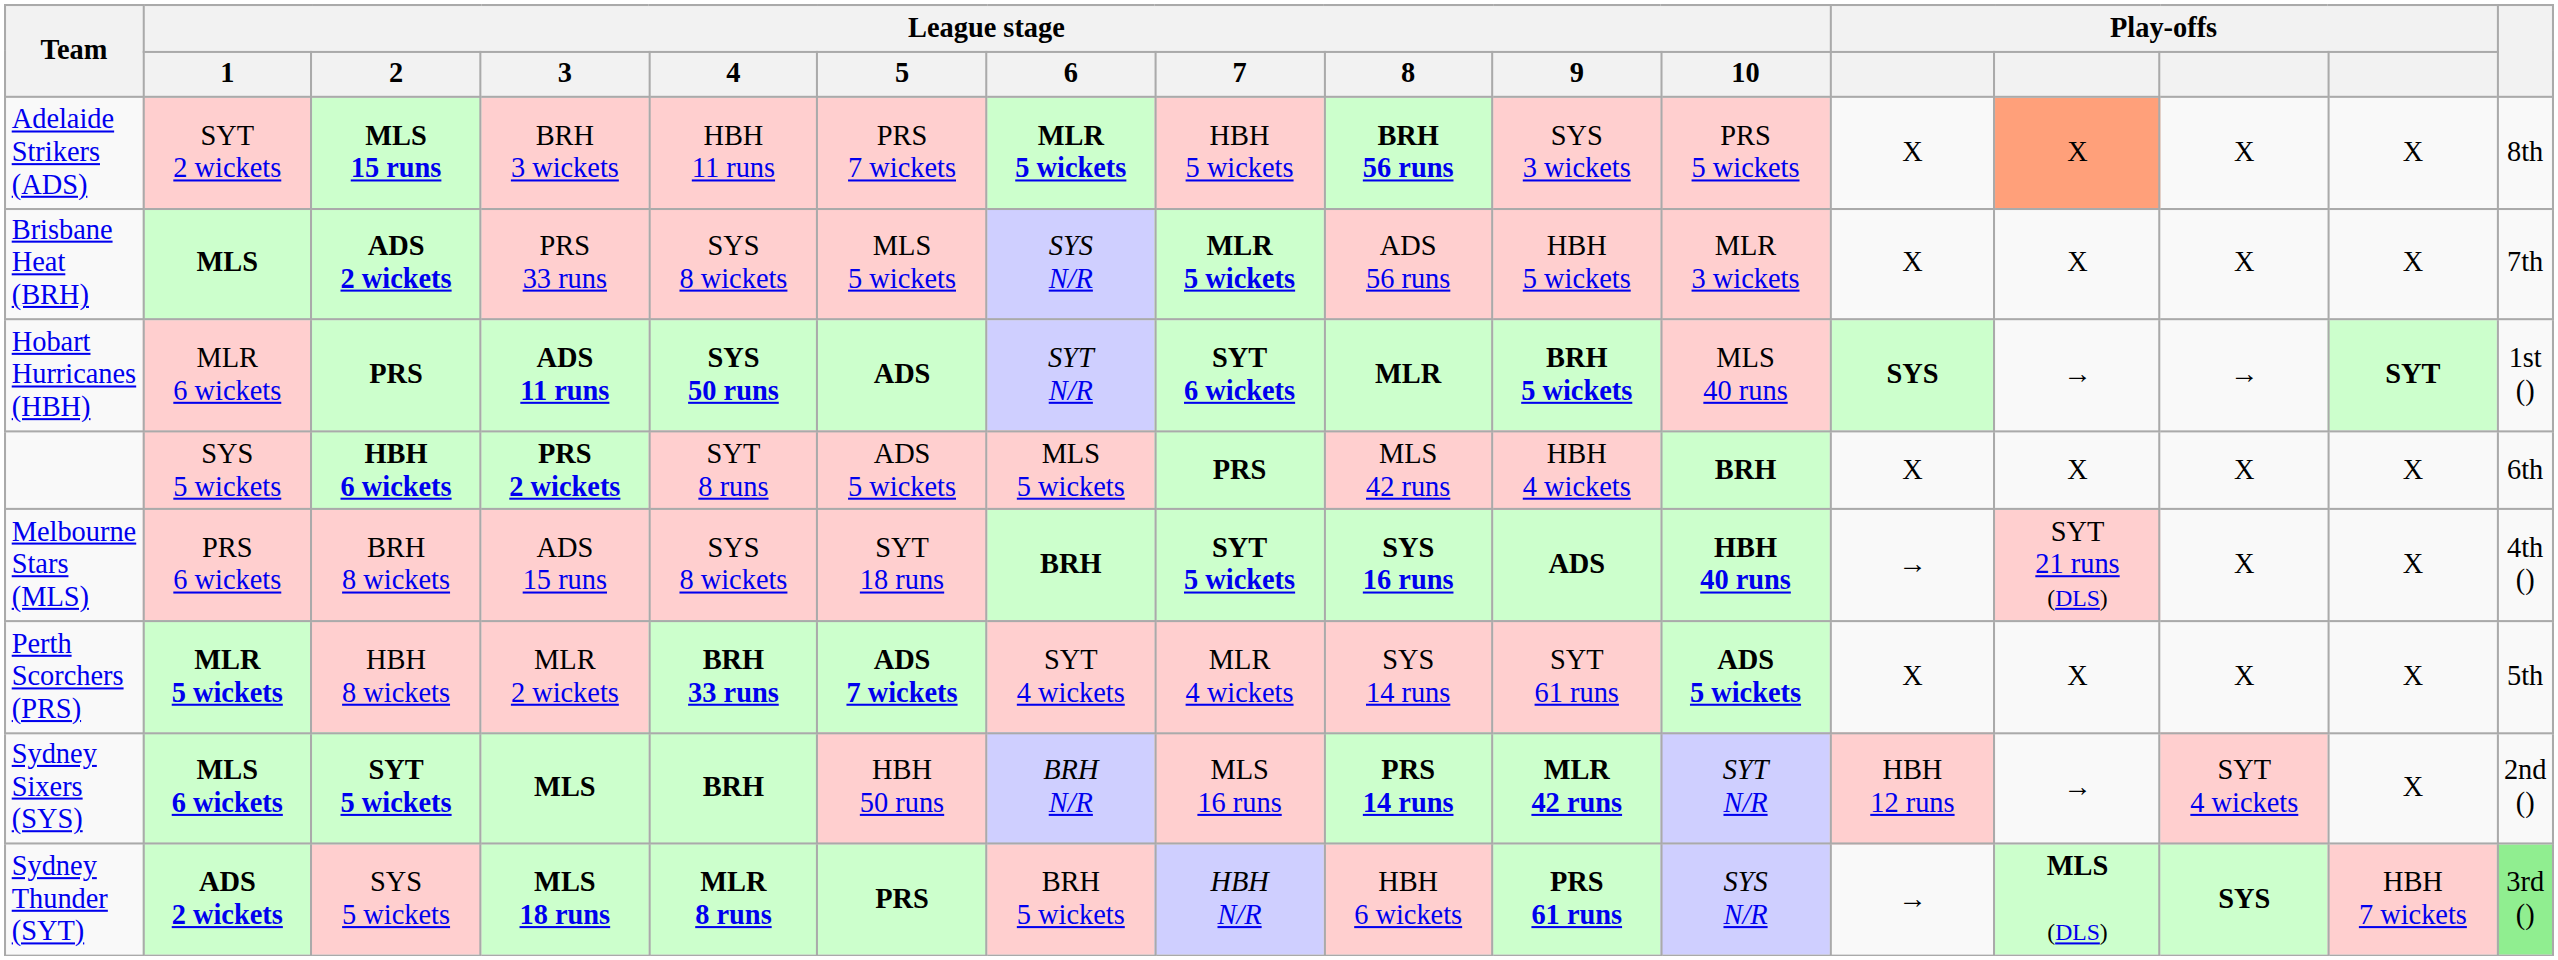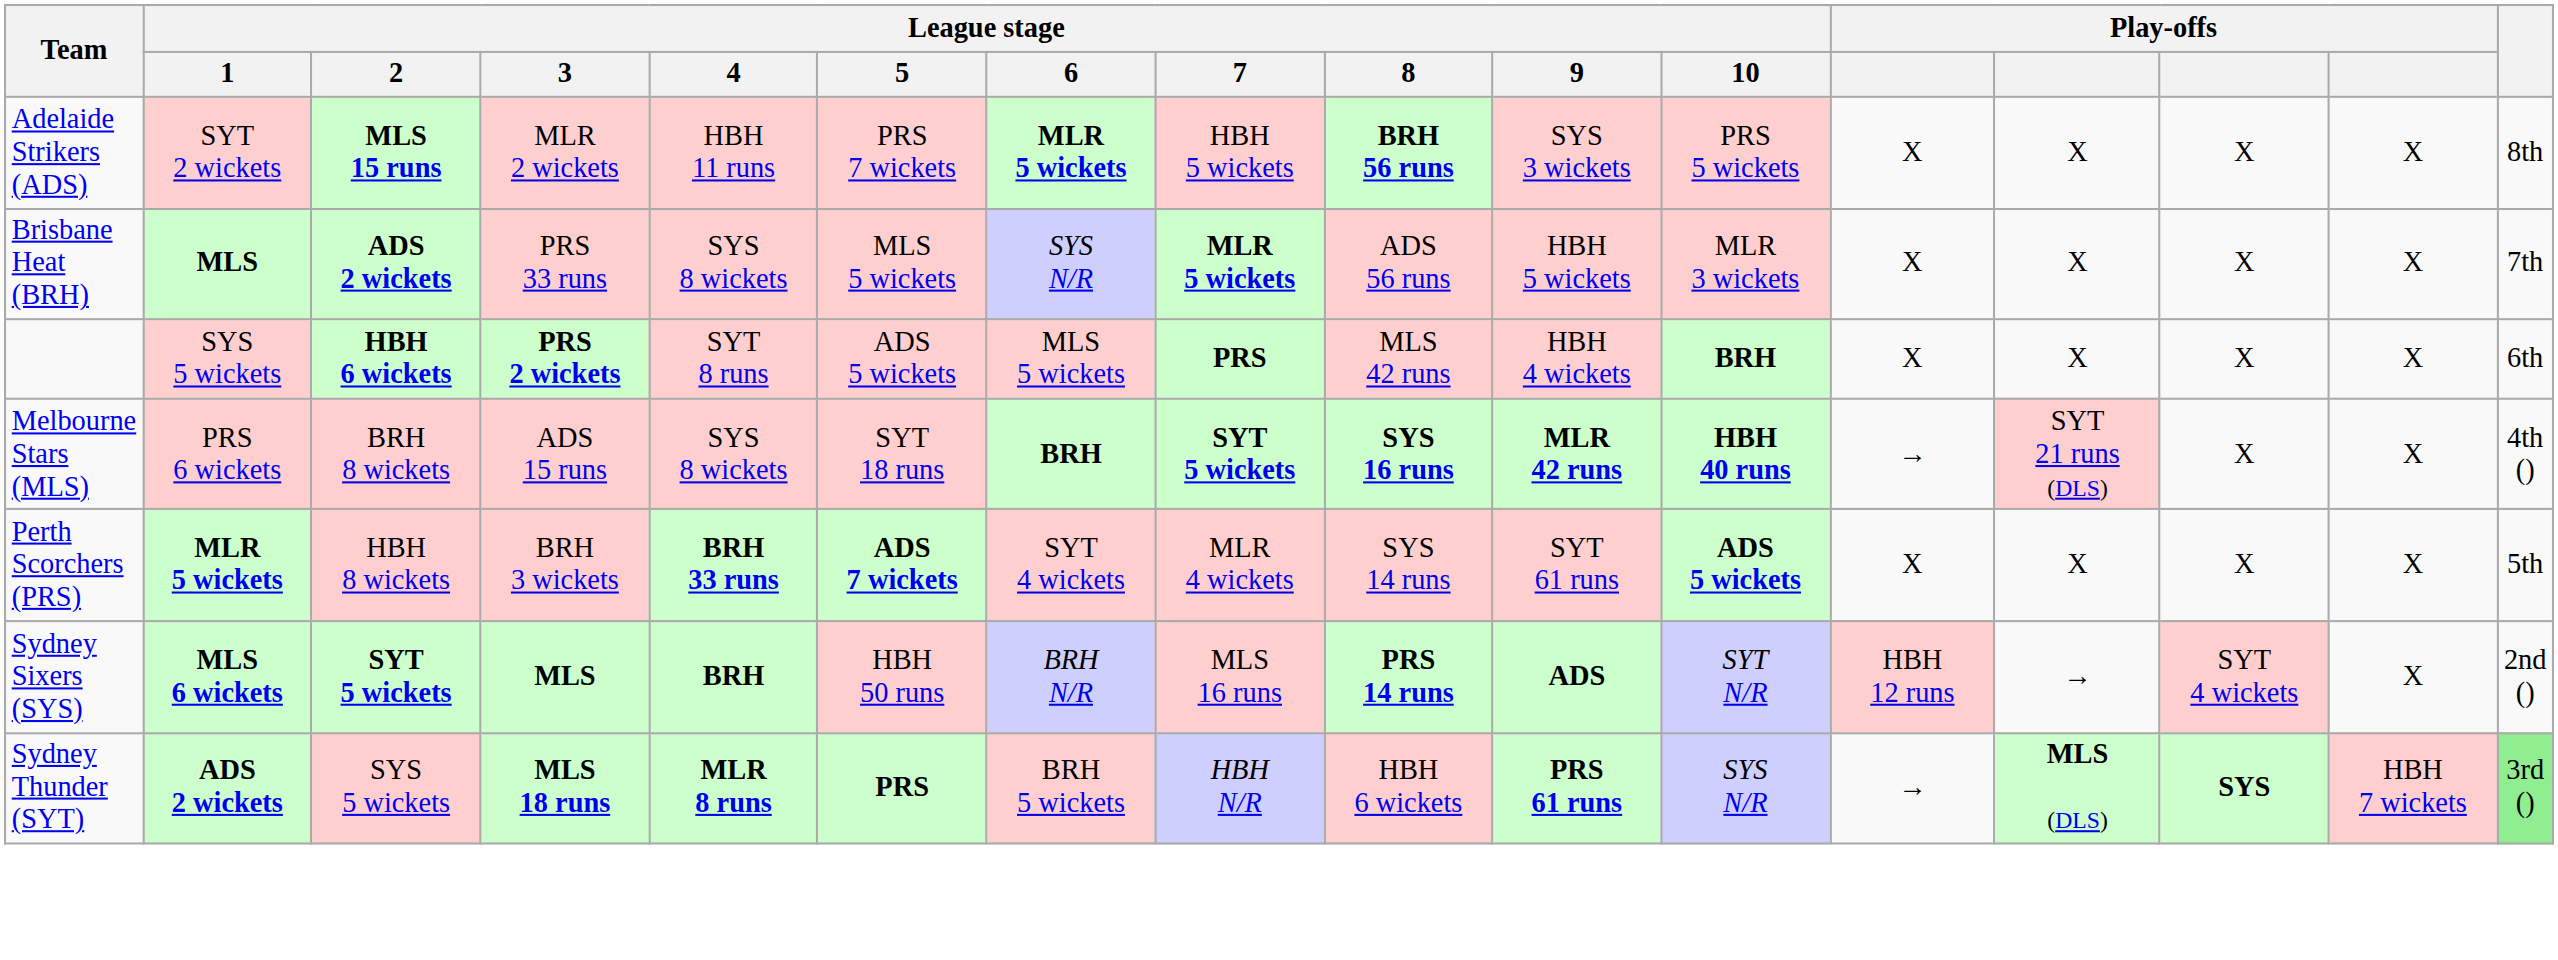(565, 152) BRH 3 wickets -> (565, 152) MLR 2 wickets
(2078, 152) lightsalmon background -> (2078, 152) no background
- row: (74, 374)
(1577, 564) ADS -> (1577, 453) MLR 42 runs
(565, 676) MLR 2 wickets -> (565, 564) BRH 3 wickets
(1577, 787) MLR 42 runs -> (1577, 676) ADS
